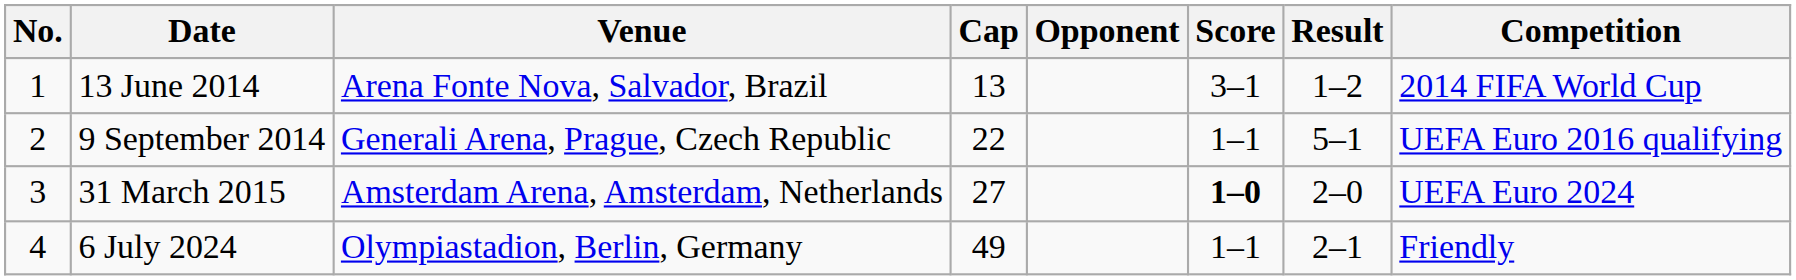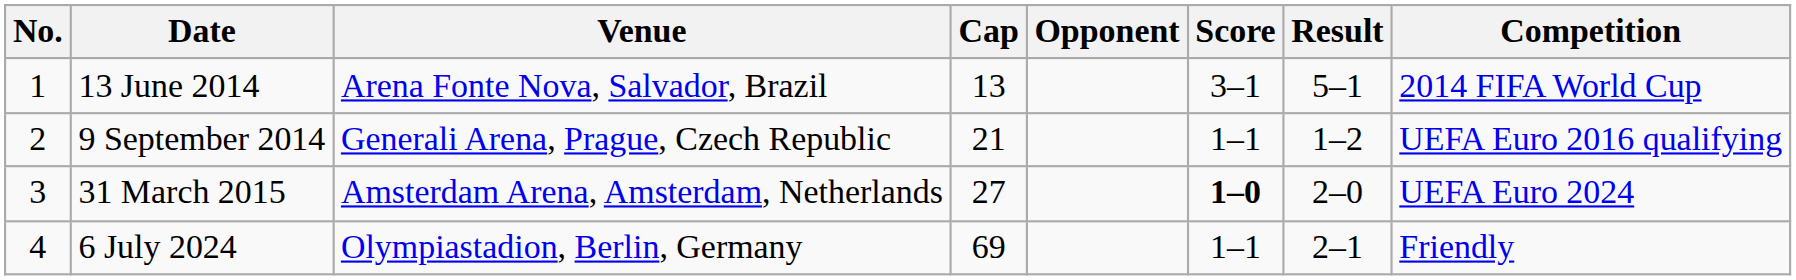(1337, 85) 1–2 -> (1337, 85) 5–1
(989, 138) 22 -> (989, 138) 21
(1337, 138) 5–1 -> (1337, 138) 1–2
(989, 246) 49 -> (989, 246) 69
